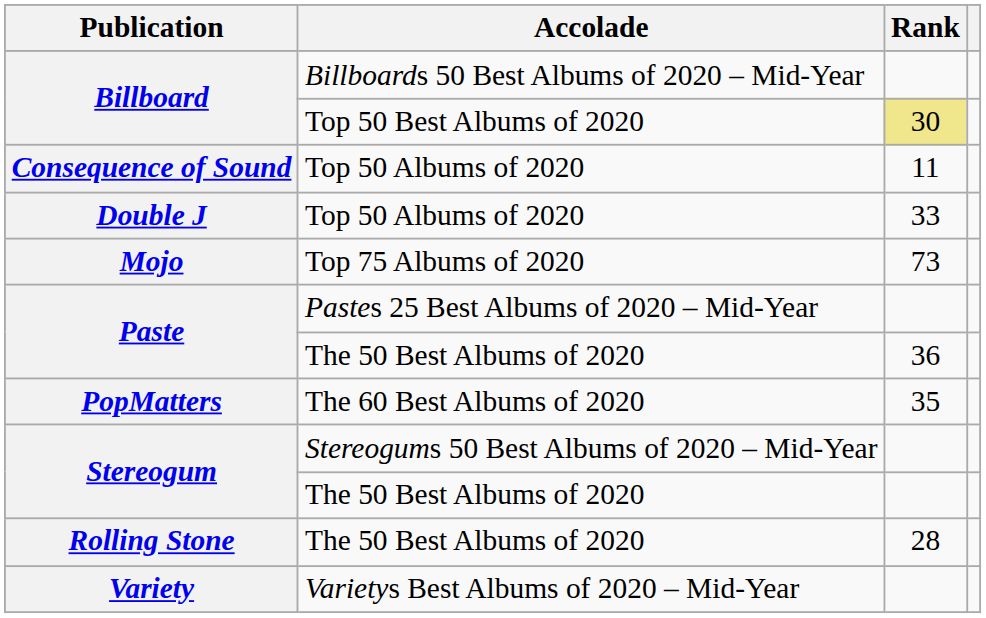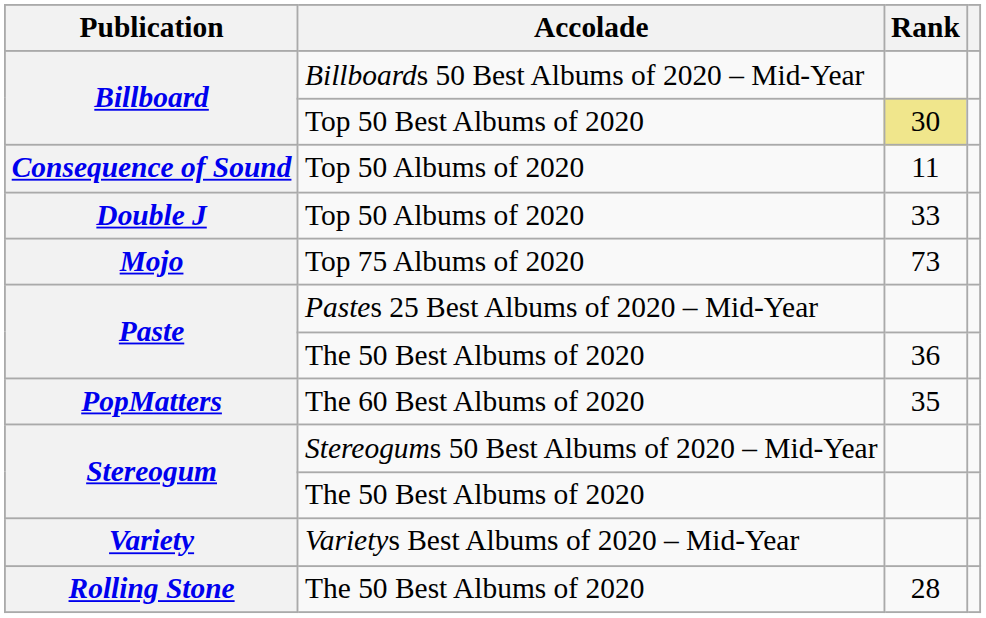rows swapped: (152, 541) <-> (152, 588)
